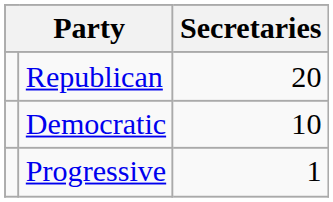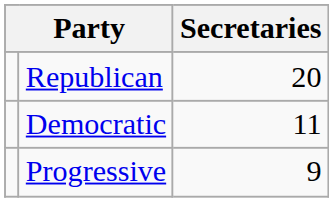(306, 123) 10 -> (307, 123) 11
(314, 171) 1 -> (314, 171) 9
